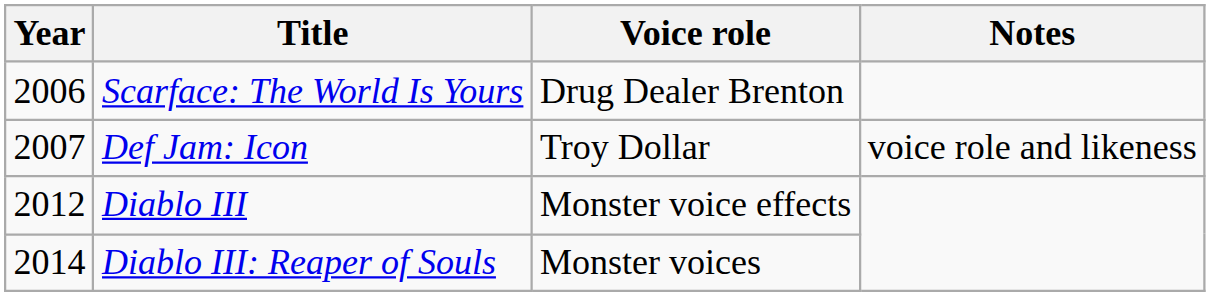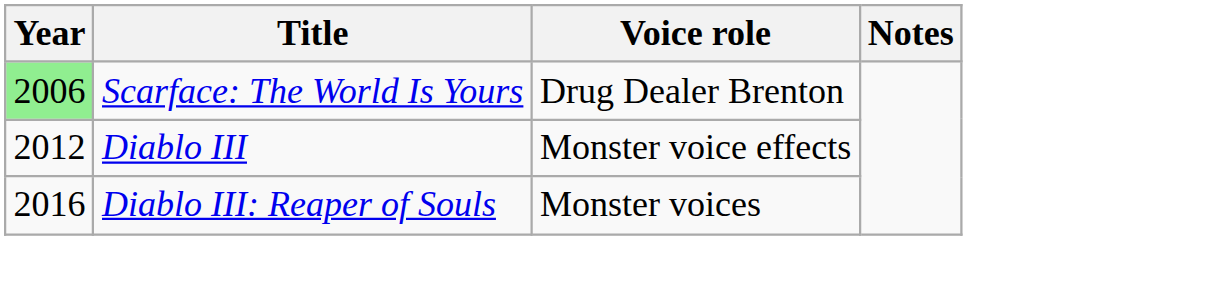(49, 90) no background -> (49, 90) lightgreen background
- row: (205, 147)
(49, 261) 2014 -> (49, 204) 2016
